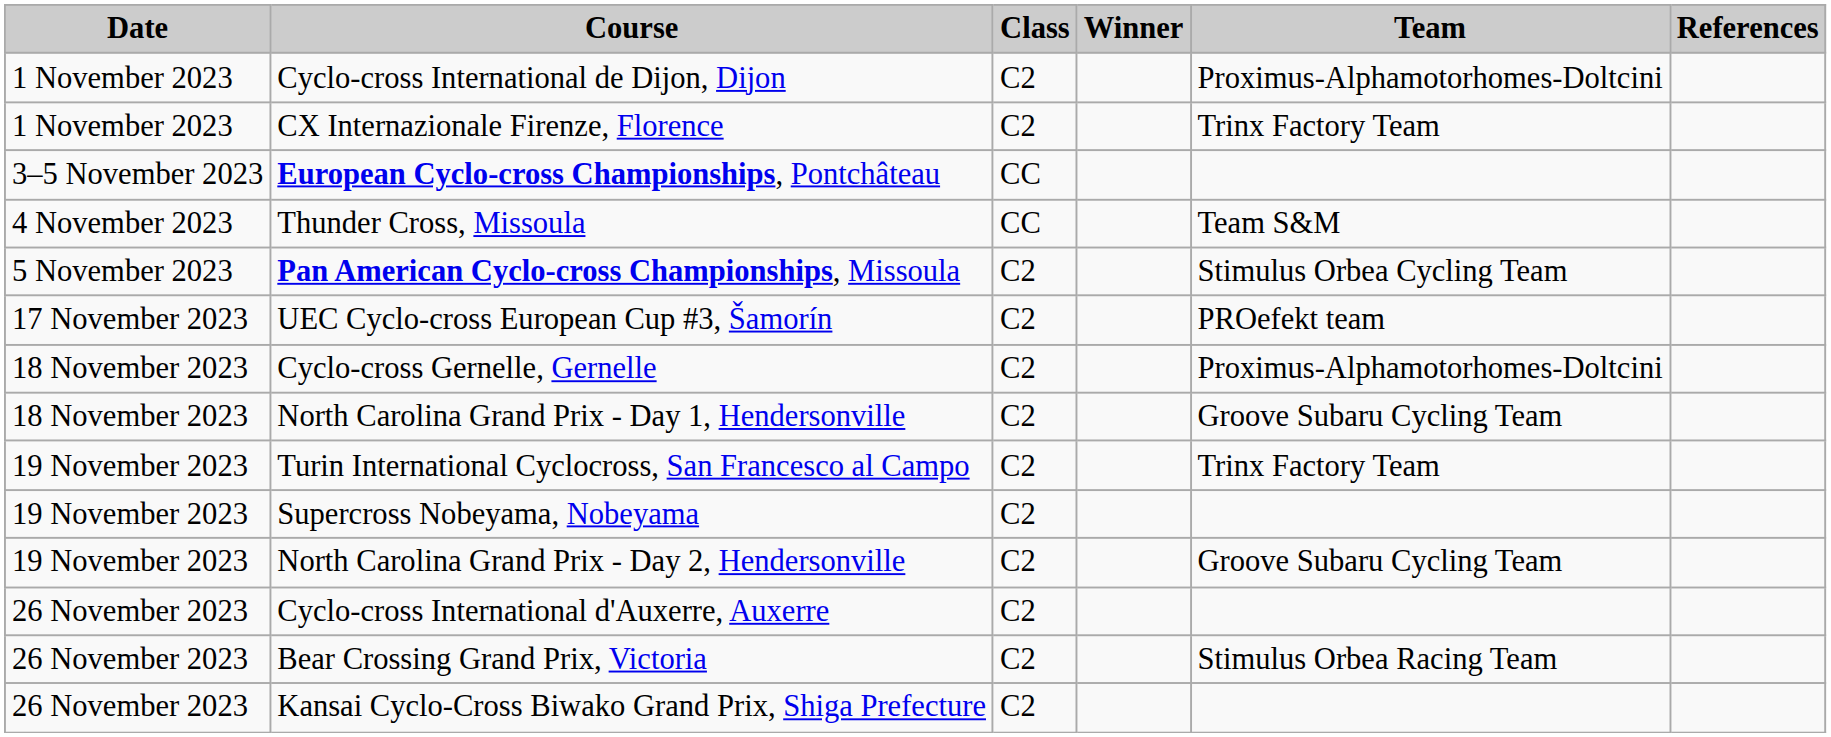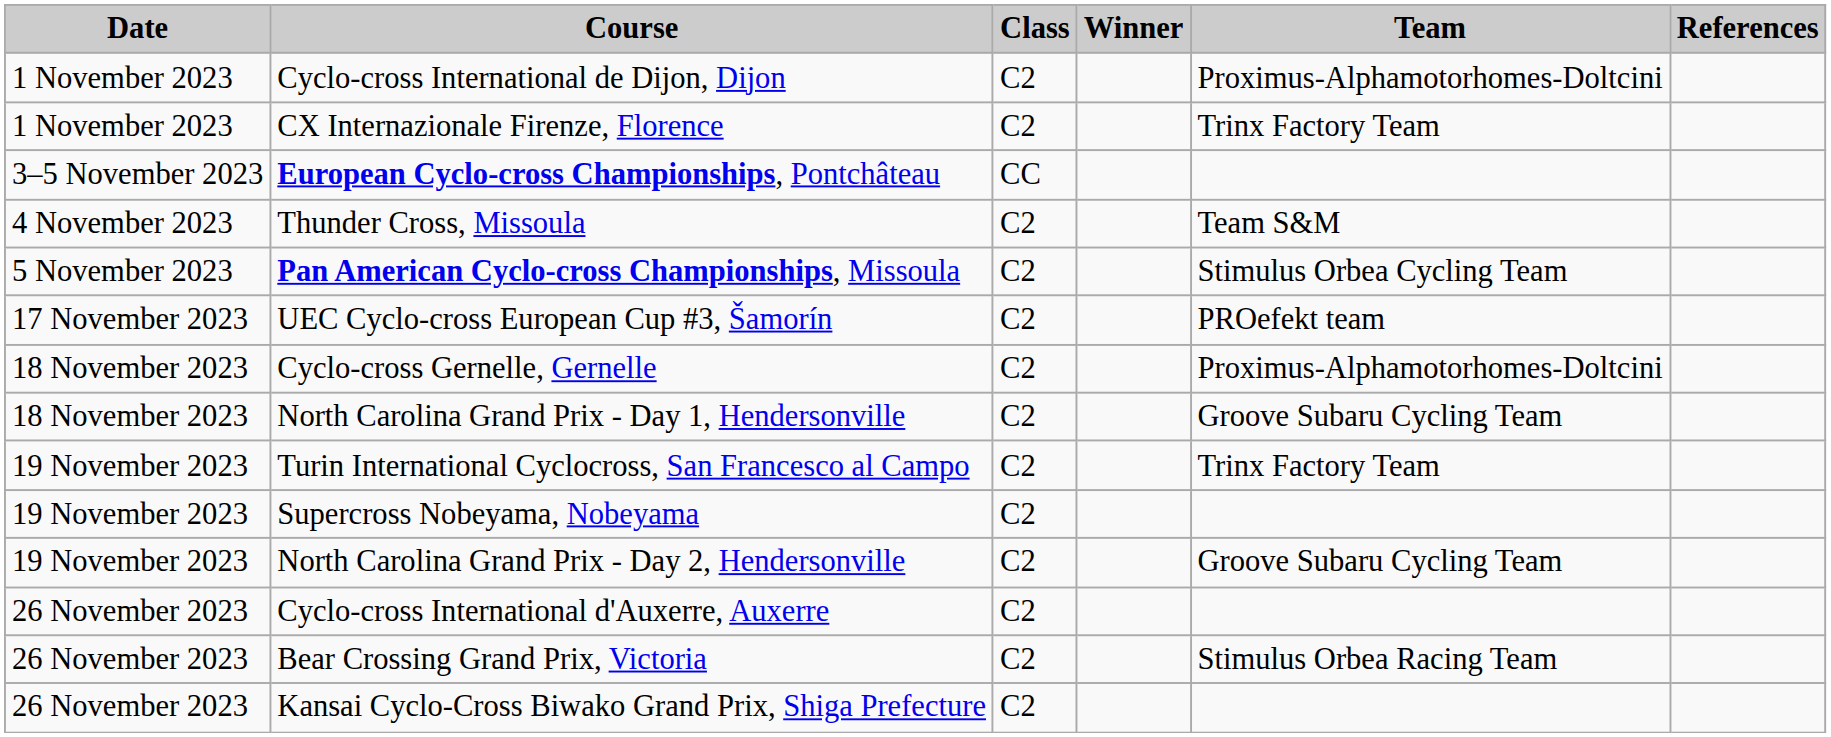(1020, 222) CC -> (1018, 222) C2
